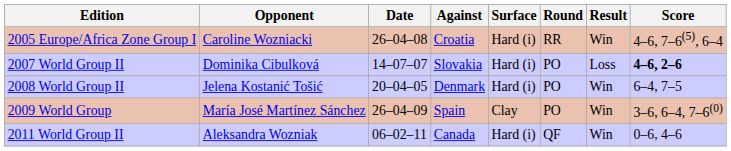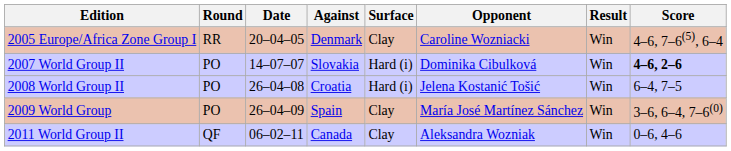columns swapped: (563, 15) <-> (284, 15)
(400, 39) 26–04–08 -> (277, 39) 20–04–05
(454, 39) Croatia -> (336, 39) Denmark
(514, 39) Hard (i) -> (381, 39) Clay
(602, 63) Loss -> (601, 63) Win
(400, 86) 20–04–05 -> (277, 86) 26–04–08
(459, 86) Denmark -> (331, 86) Croatia
(514, 134) Hard (i) -> (381, 134) Clay
